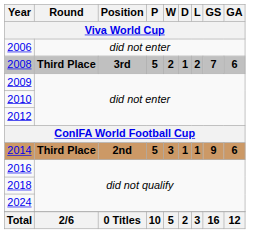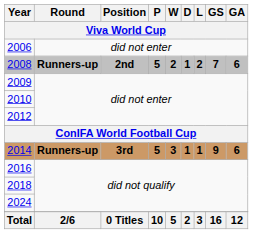(66, 64) Third Place -> (68, 64) Runners-up
(122, 64) 3rd -> (125, 64) 2nd
(66, 151) Third Place -> (68, 151) Runners-up
(122, 151) 2nd -> (125, 151) 3rd
